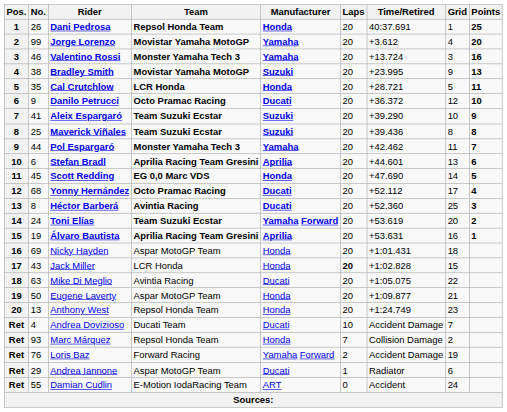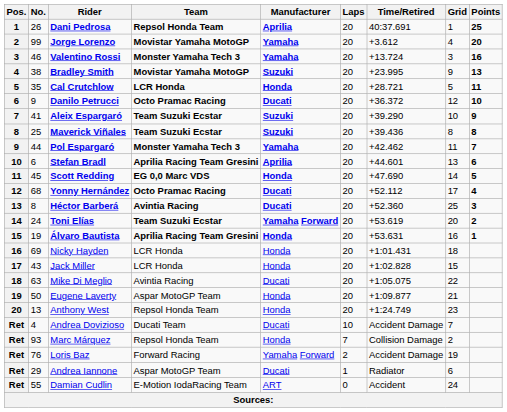(277, 27) Honda -> (277, 27) Aprilia
(277, 236) Aprilia -> (277, 236) Honda
(177, 251) Aspar MotoGP Team -> (158, 251) LCR Honda
(348, 266) bold -> (348, 266) normal
